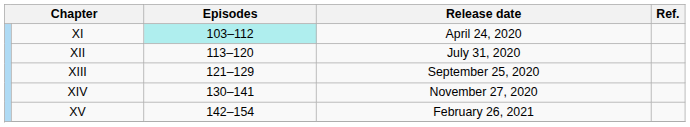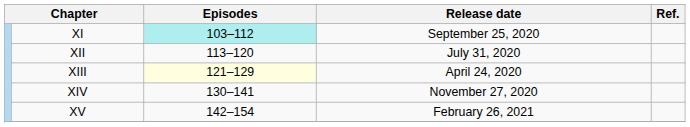(484, 33) April 24, 2020 -> (484, 33) September 25, 2020
(230, 72) no background -> (230, 72) lightyellow background
(484, 72) September 25, 2020 -> (484, 72) April 24, 2020
